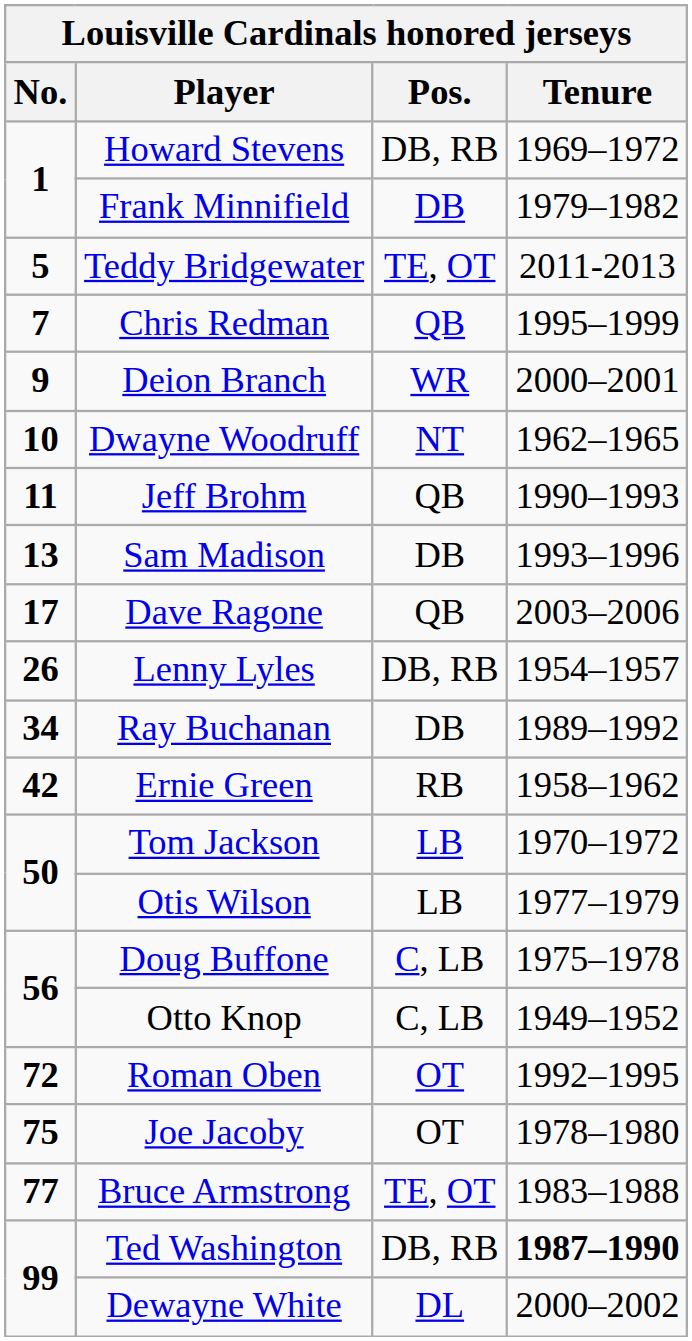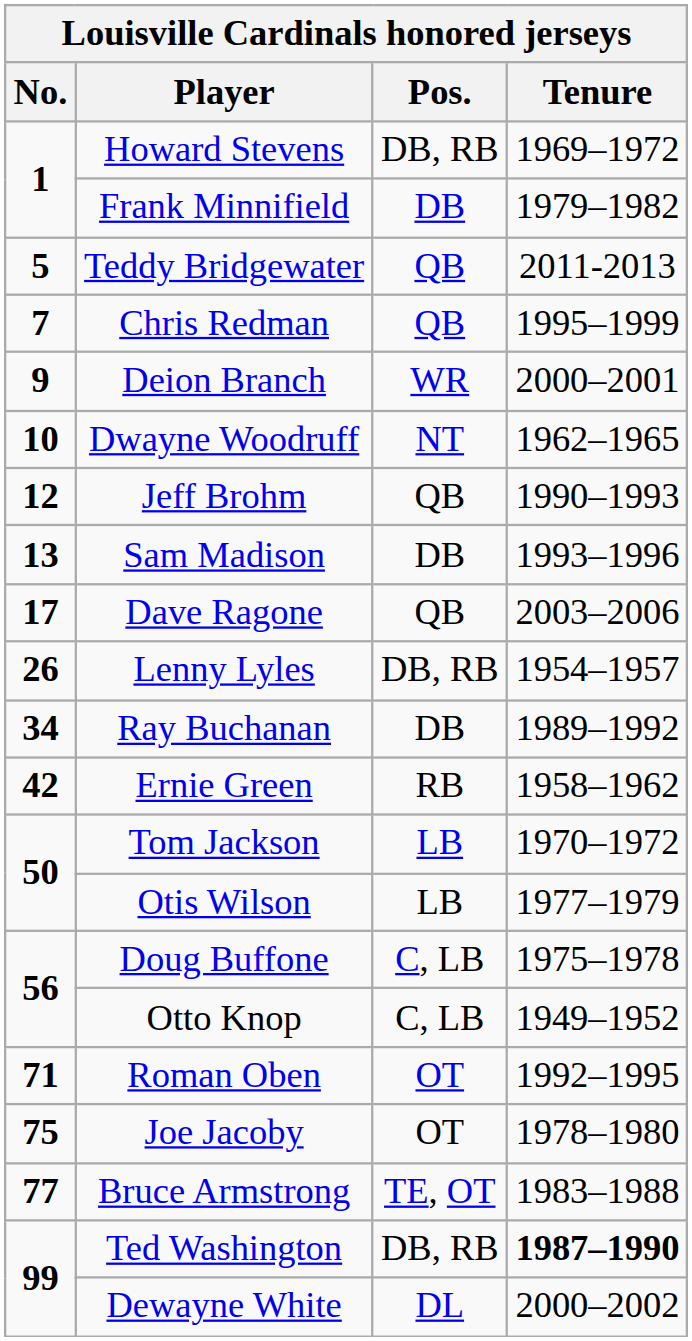(440, 264) TE, OT -> (440, 264) QB
(40, 496) 11 -> (40, 496) 12
(40, 1074) 72 -> (40, 1074) 71
